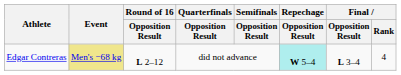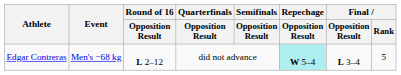(96, 57) khaki background -> (96, 57) no background
(384, 57) 4 -> (384, 57) 5
